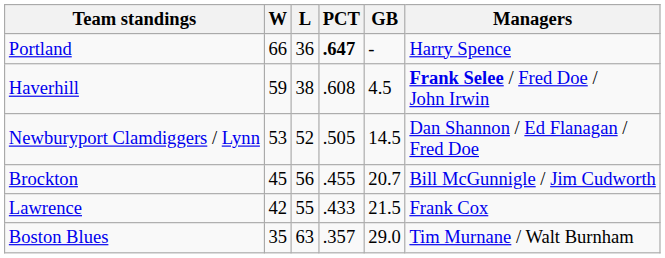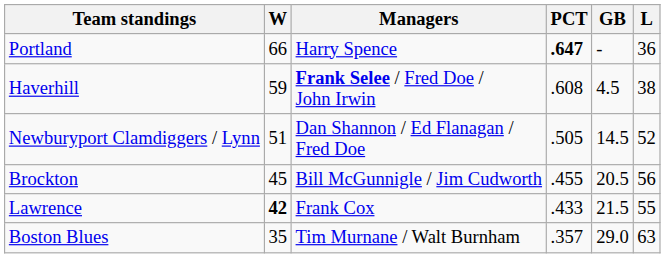columns swapped: (305, 19) <-> (533, 19)
(278, 138) 53 -> (278, 138) 51
(385, 178) 20.7 -> (613, 178) 20.5
(278, 208) normal -> (278, 208) bold
